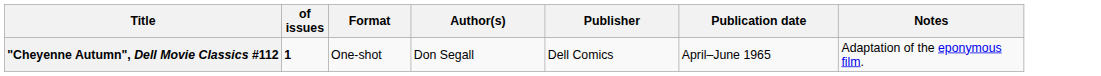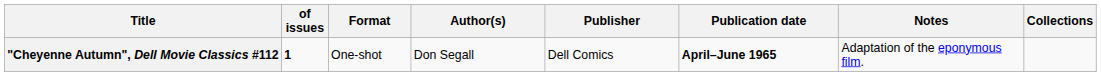+ column: (1060, 21)
(726, 54) normal -> (729, 54) bold
